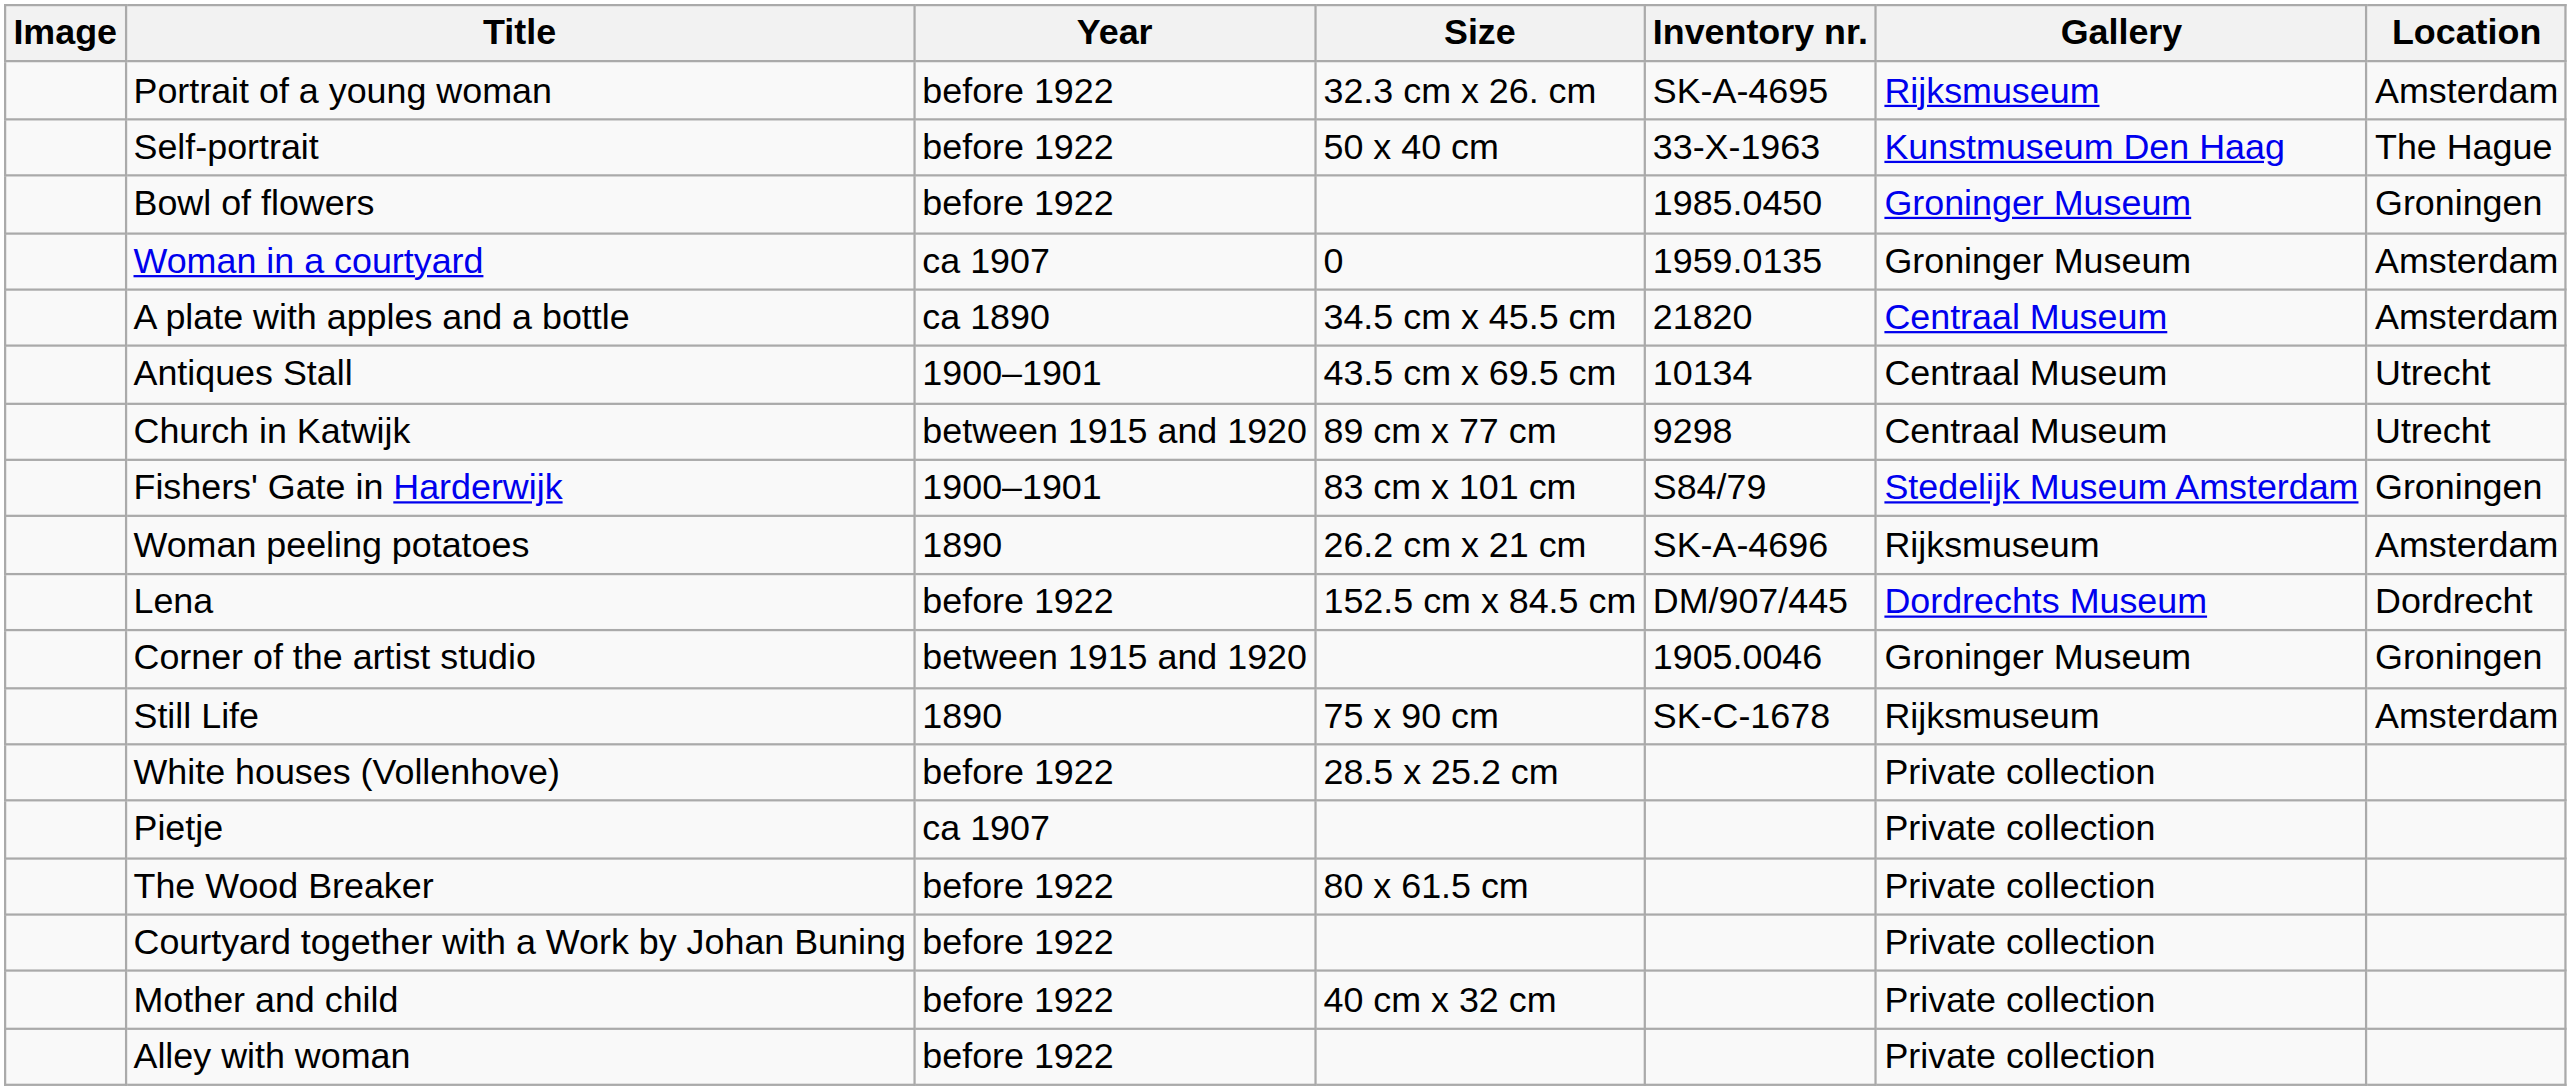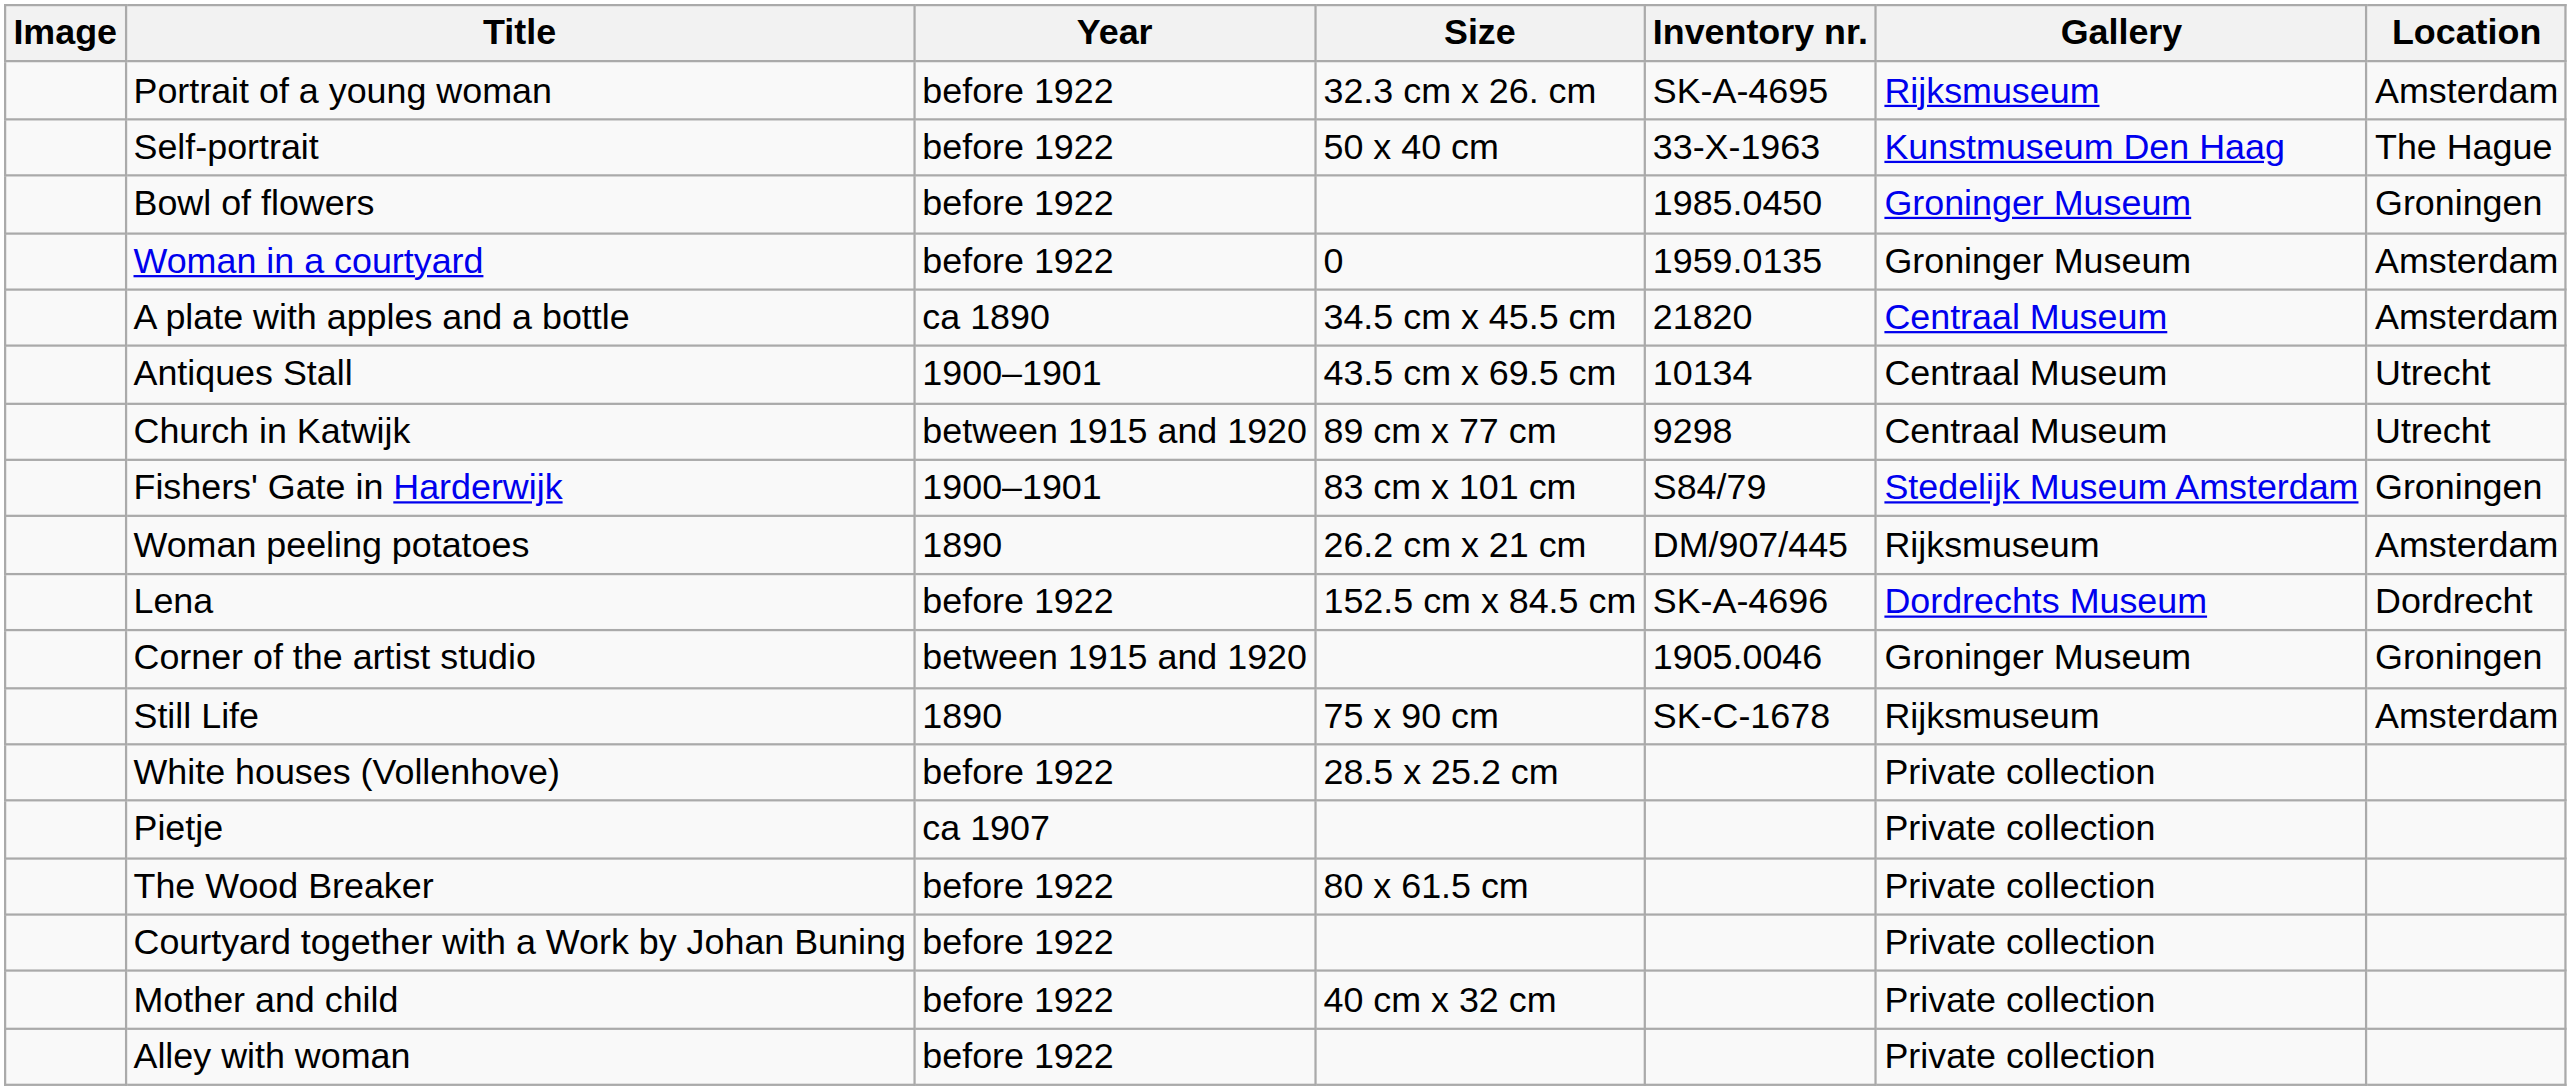(986, 260) ca 1907 -> (1018, 260) before 1922
(1740, 544) SK-A-4696 -> (1750, 544) DM/907/445
(1750, 601) DM/907/445 -> (1740, 601) SK-A-4696
